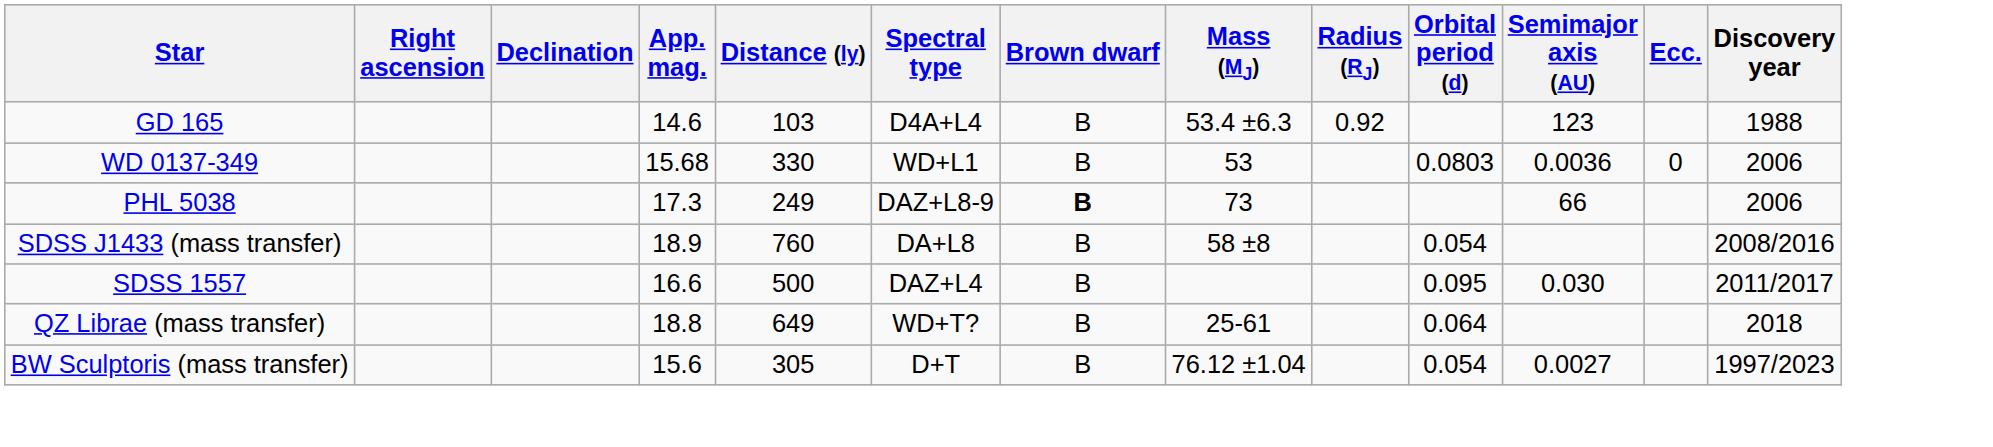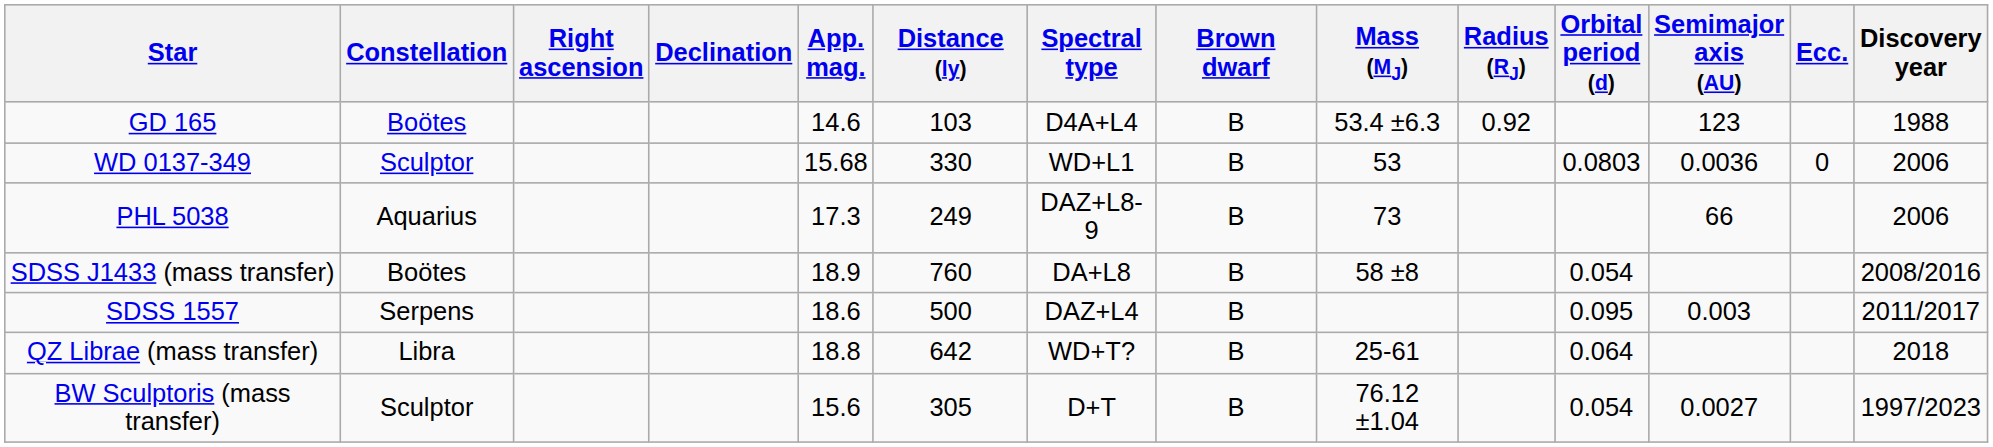+ column: (427, 53)
(1083, 202) bold -> (1236, 217) normal
(677, 283) 16.6 -> (836, 312) 18.6
(1573, 283) 0.030 -> (1719, 312) 0.003
(793, 323) 649 -> (951, 352) 642
